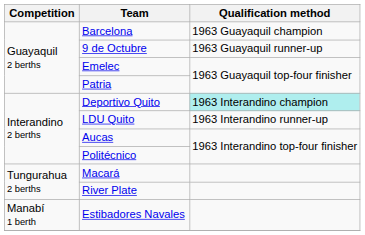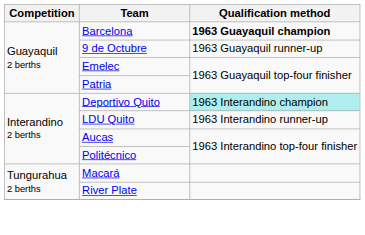(257, 31) normal -> (261, 31) bold
- row: (133, 215)
